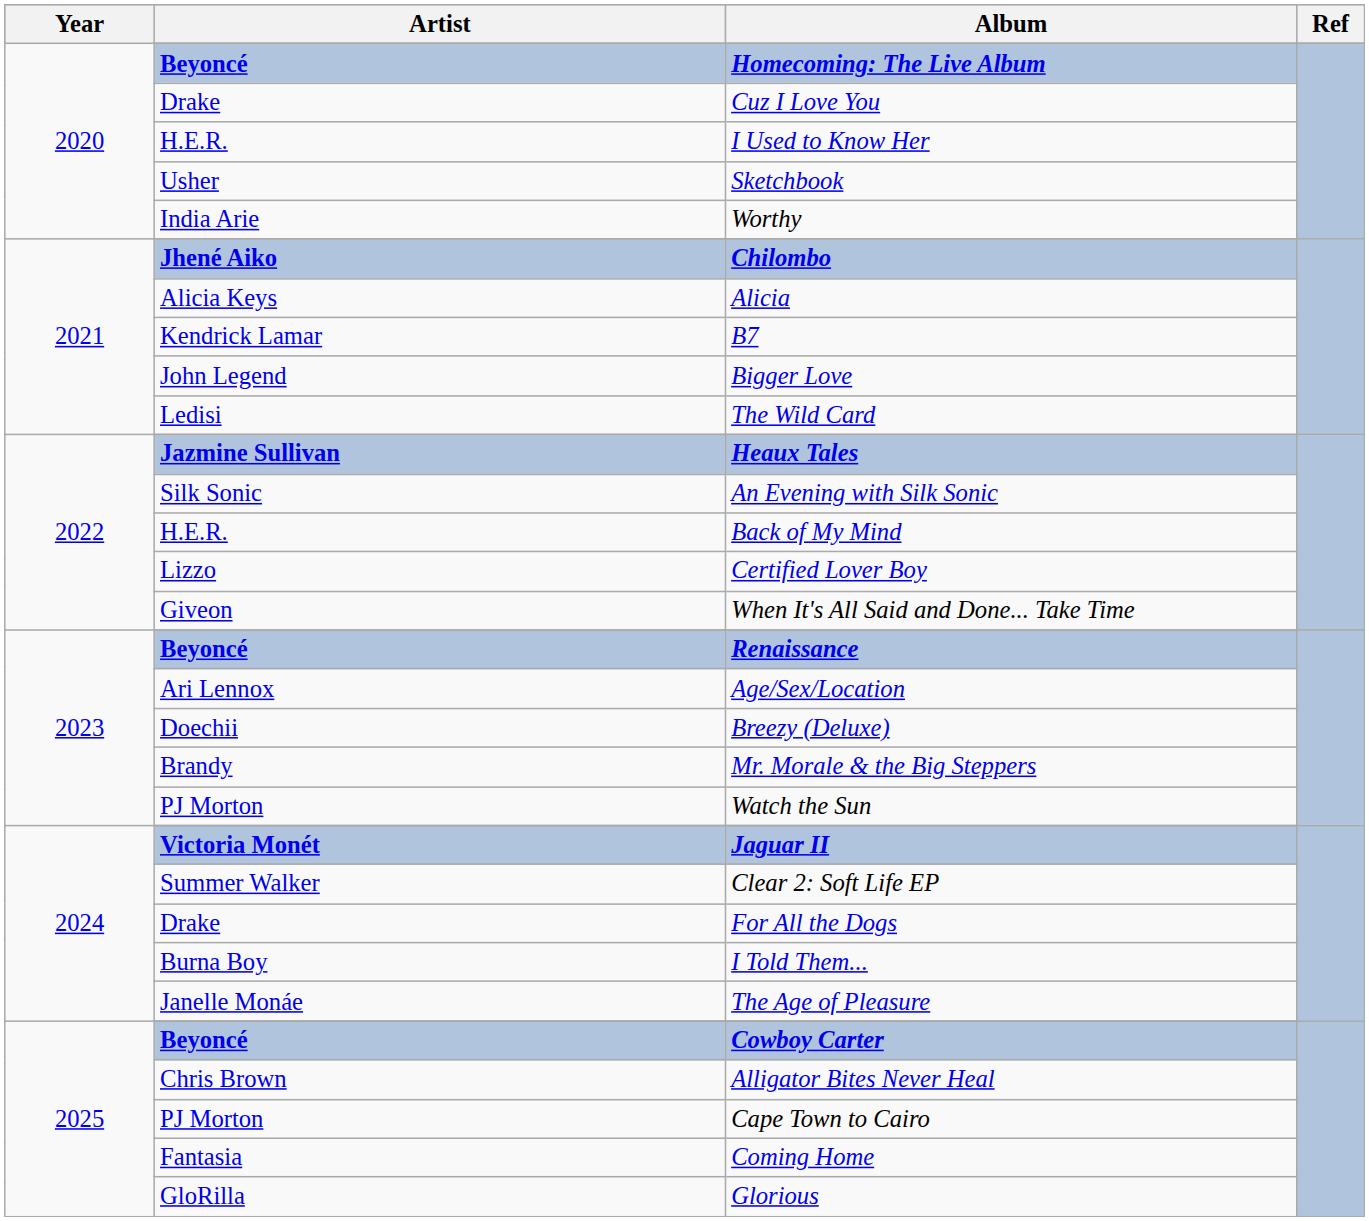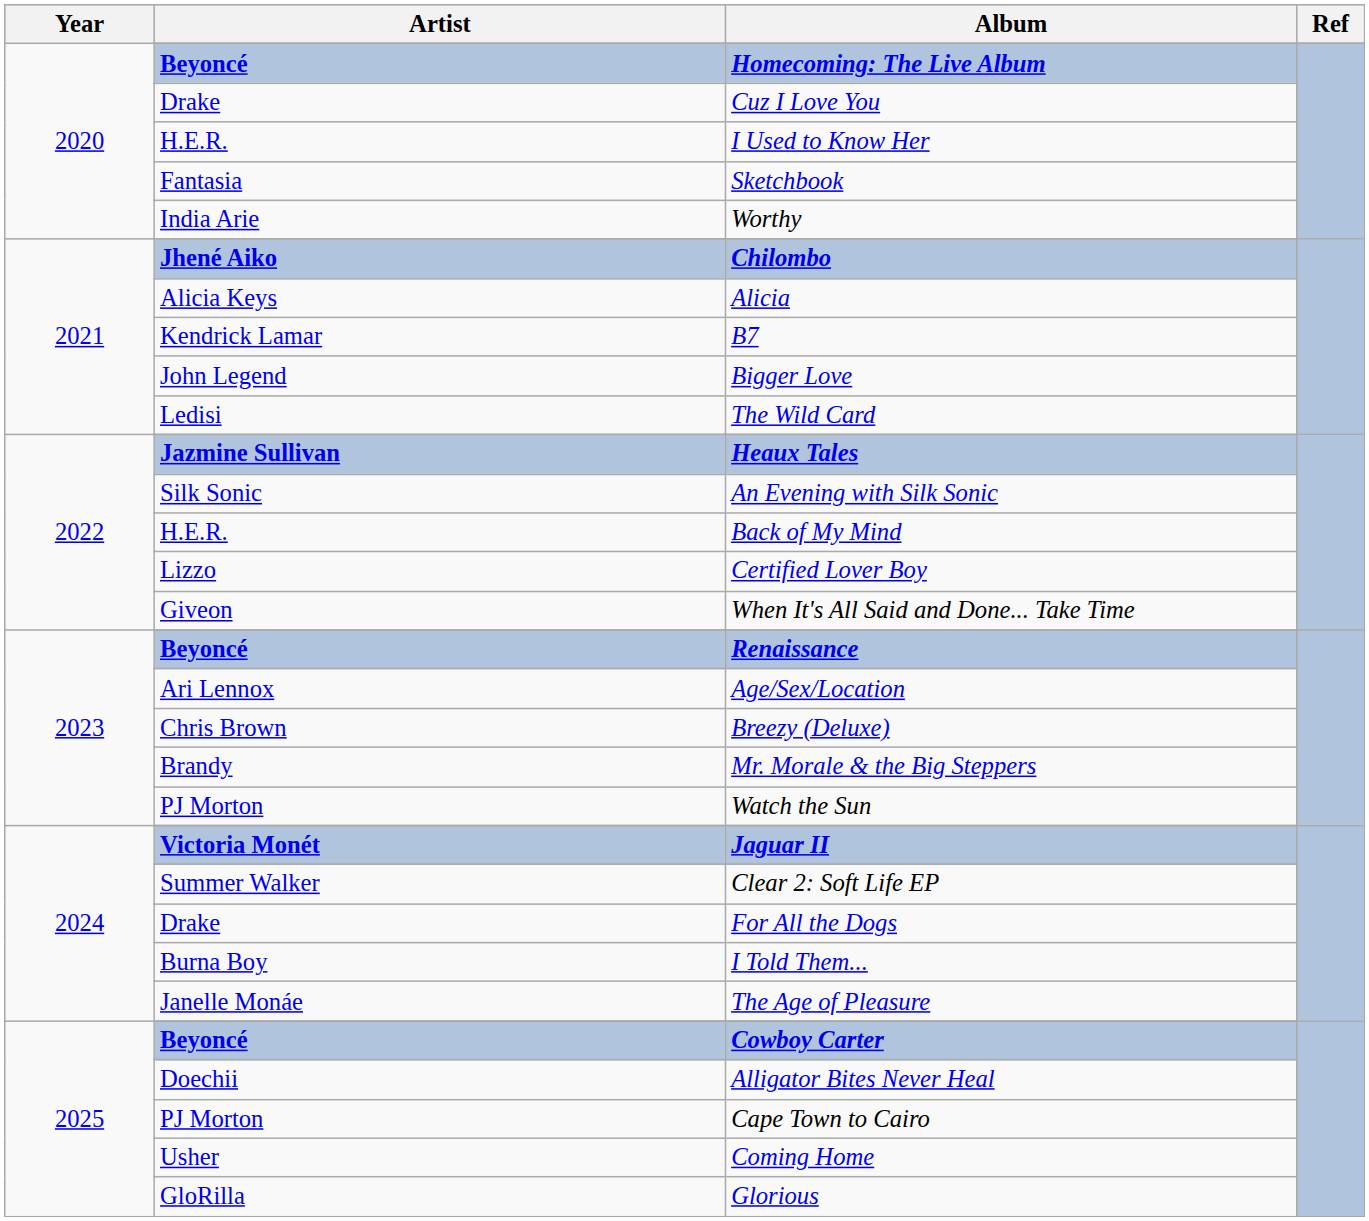(189, 180) Usher -> (201, 180) Fantasia
(199, 727) Doechii -> (223, 727) Chris Brown
(223, 1079) Chris Brown -> (199, 1079) Doechii
(201, 1157) Fantasia -> (189, 1157) Usher
